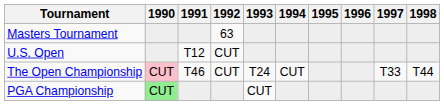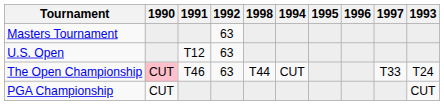columns swapped: (260, 14) <-> (423, 14)
(227, 53) CUT -> (227, 53) 63
(227, 72) CUT -> (227, 72) 63
(161, 91) lightgreen background -> (161, 91) no background
